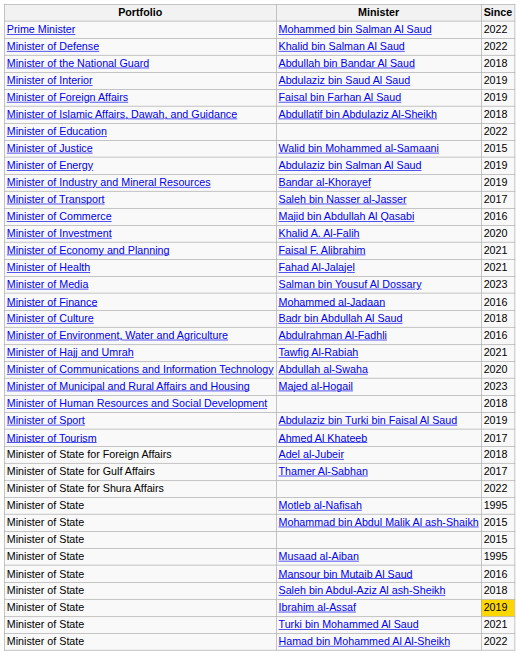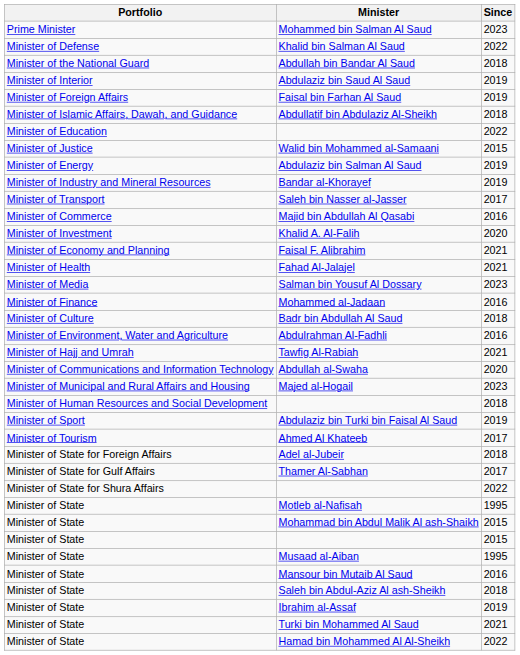(496, 30) 2022 -> (496, 30) 2023
(496, 608) gold background -> (496, 608) no background
